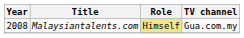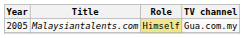(17, 26) 2008 -> (17, 26) 2005
